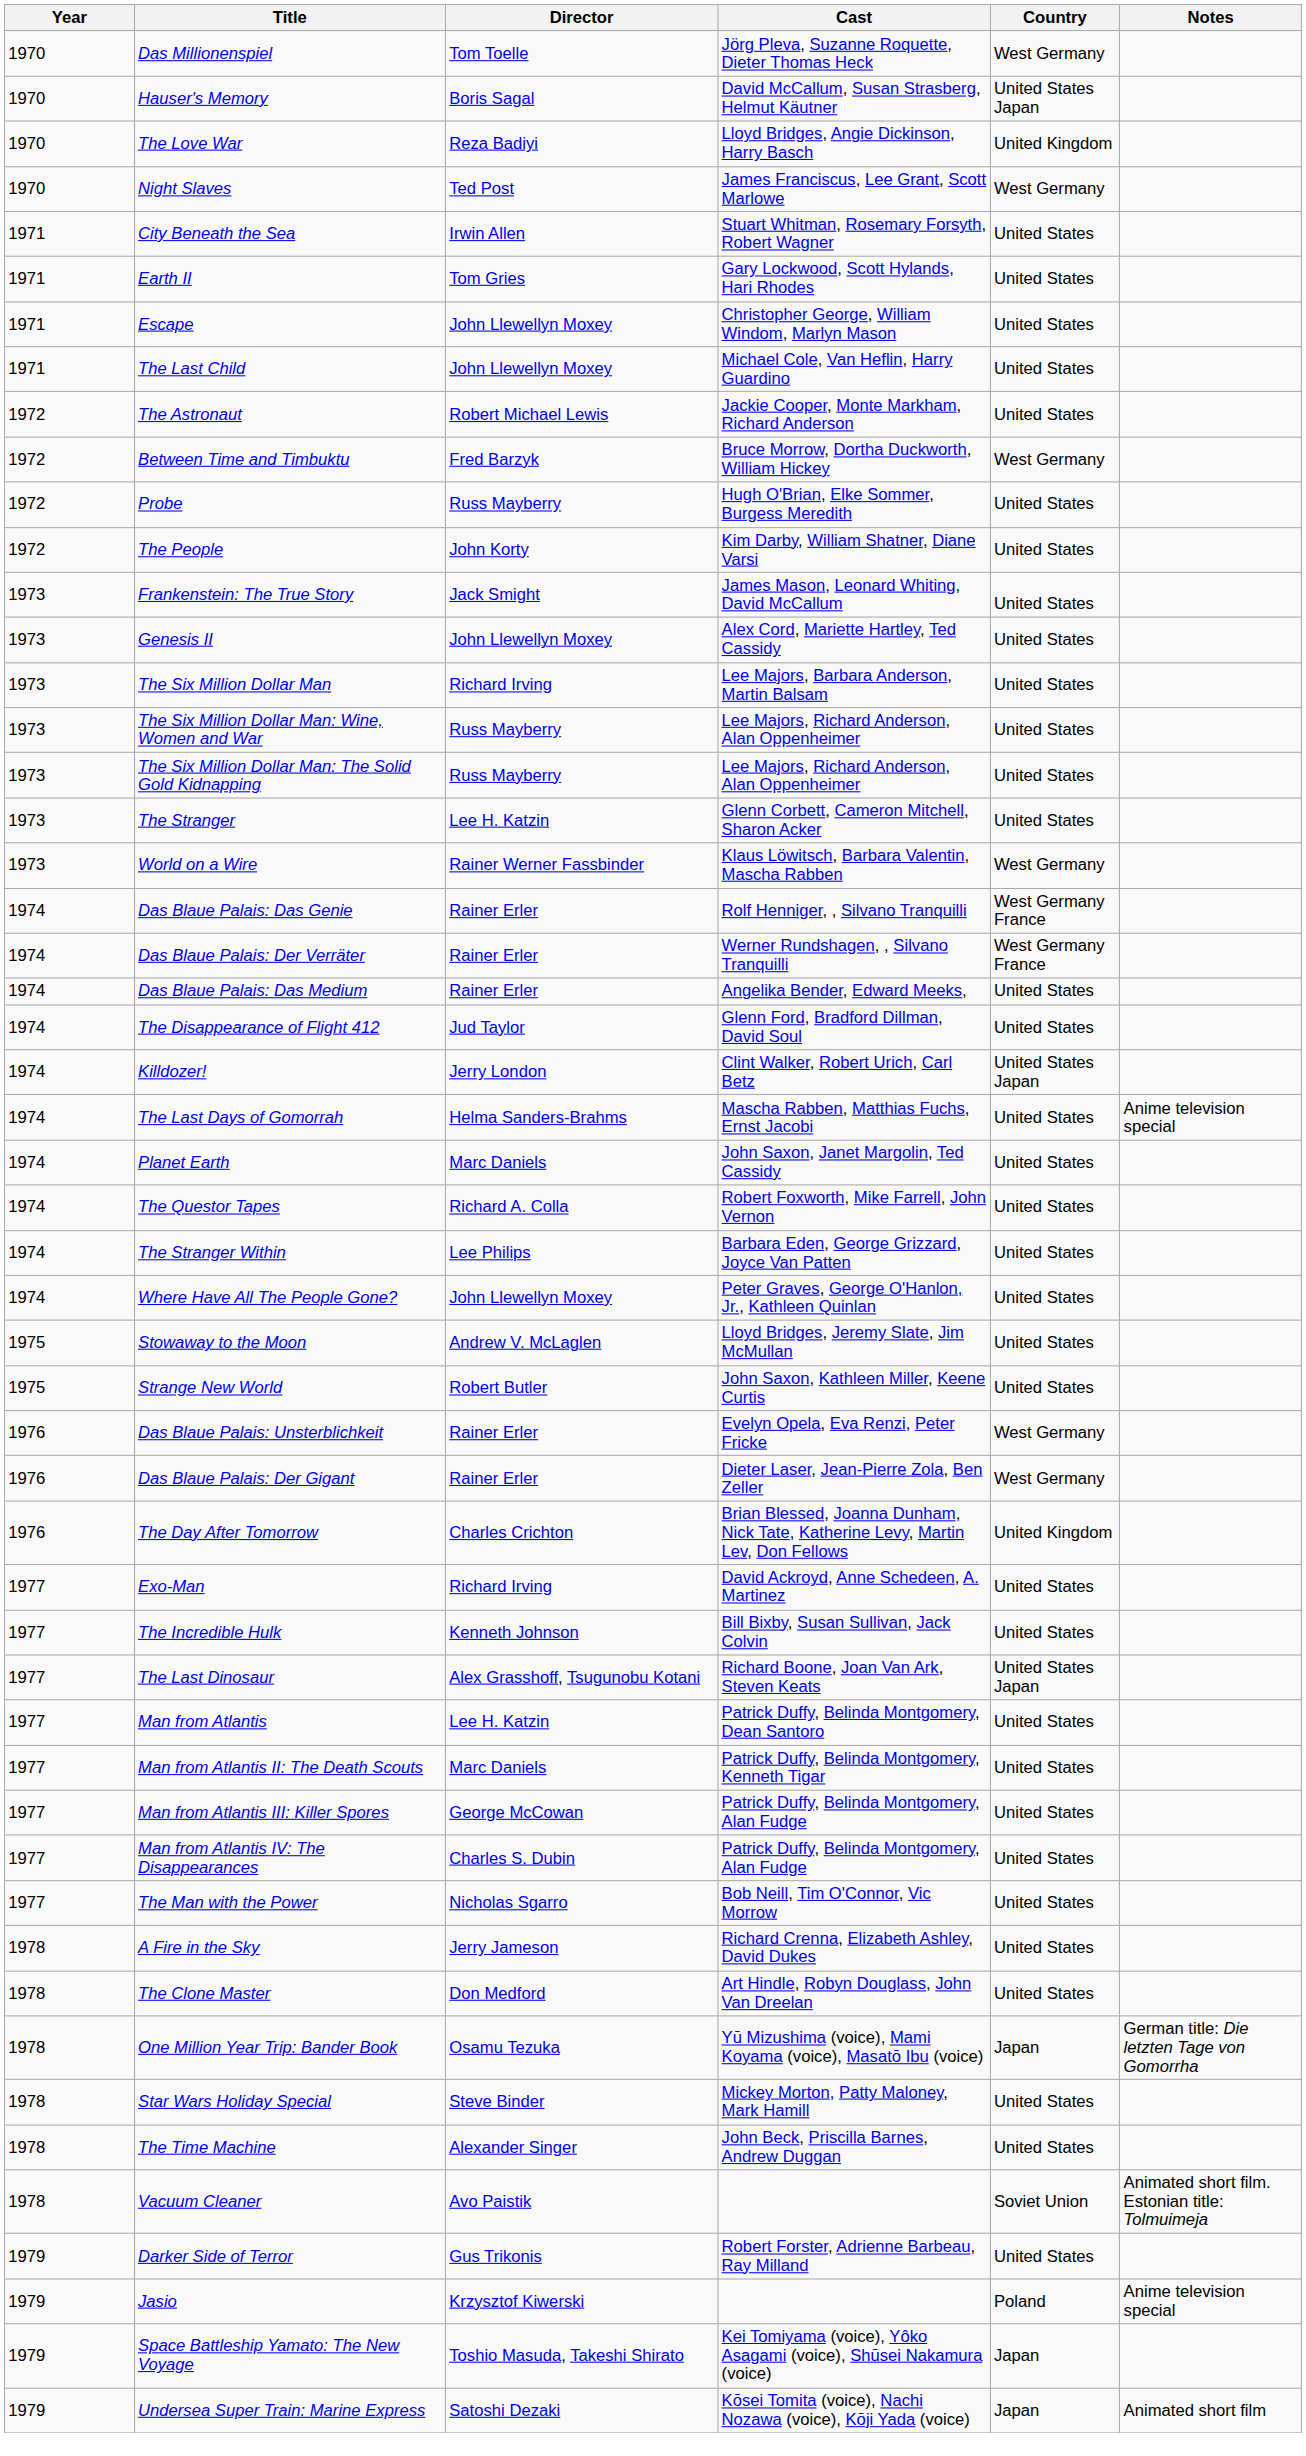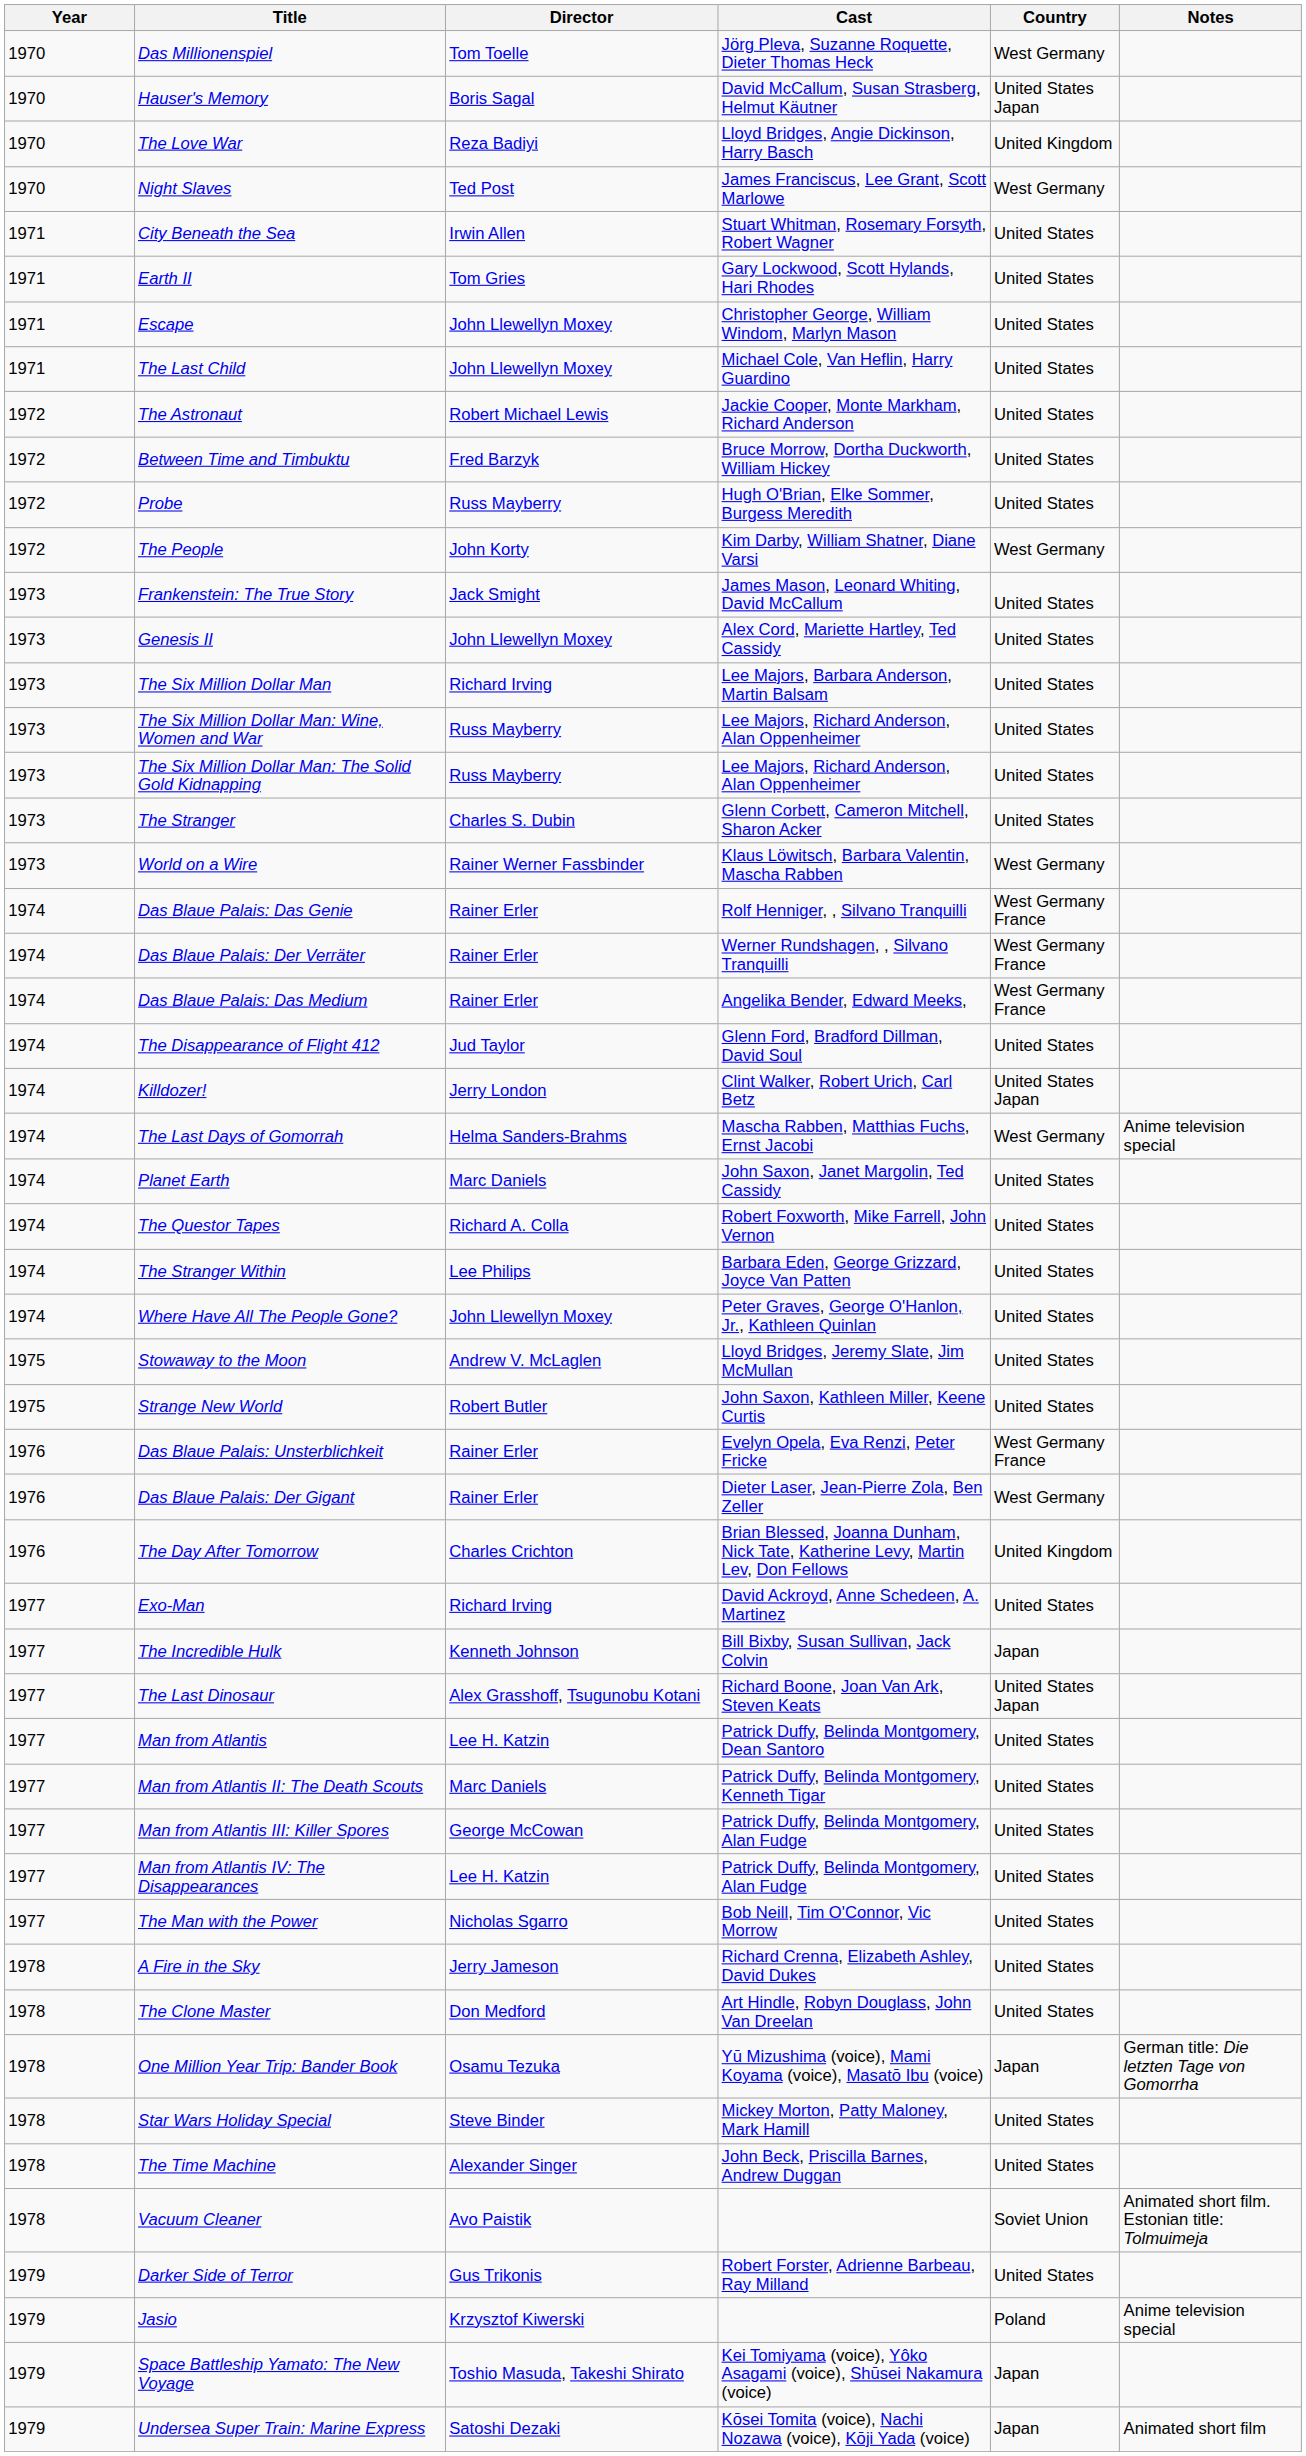(1049, 459) West Germany -> (1044, 459) United States
(1044, 549) United States -> (1049, 549) West Germany
(499, 820) Lee H. Katzin -> (512, 820) Charles S. Dubin
(1044, 991) United States -> (1049, 1000) West Germany France
(1044, 1117) United States -> (1049, 1136) West Germany
(1049, 1433) West Germany -> (1049, 1451) West Germany France
(1044, 1632) United States -> (1017, 1651) Japan
(512, 1857) Charles S. Dubin -> (499, 1876) Lee H. Katzin
